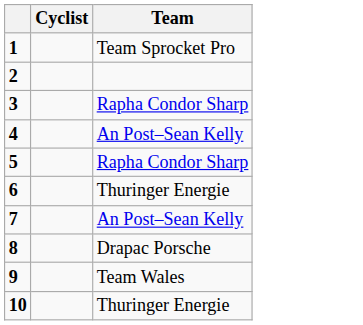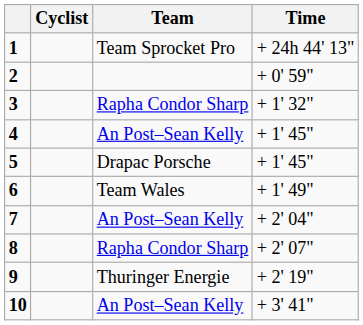+ column: (306, 18)
(173, 162) Rapha Condor Sharp -> (154, 162) Drapac Porsche
(163, 190) Thuringer Energie -> (141, 190) Team Wales
(154, 248) Drapac Porsche -> (173, 248) Rapha Condor Sharp
(141, 276) Team Wales -> (163, 276) Thuringer Energie
(163, 305) Thuringer Energie -> (170, 305) An Post–Sean Kelly
